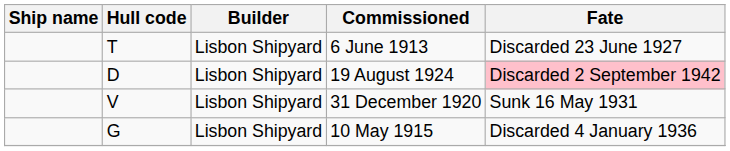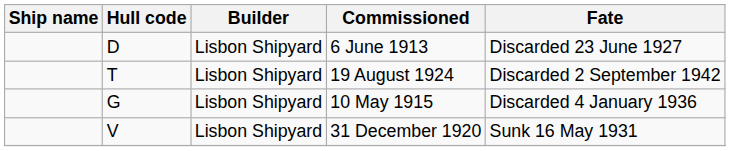(112, 46) T -> (113, 46) D
(113, 74) D -> (112, 74) T
(605, 74) pink background -> (605, 74) no background
rows swapped: (382, 131) <-> (406, 103)
